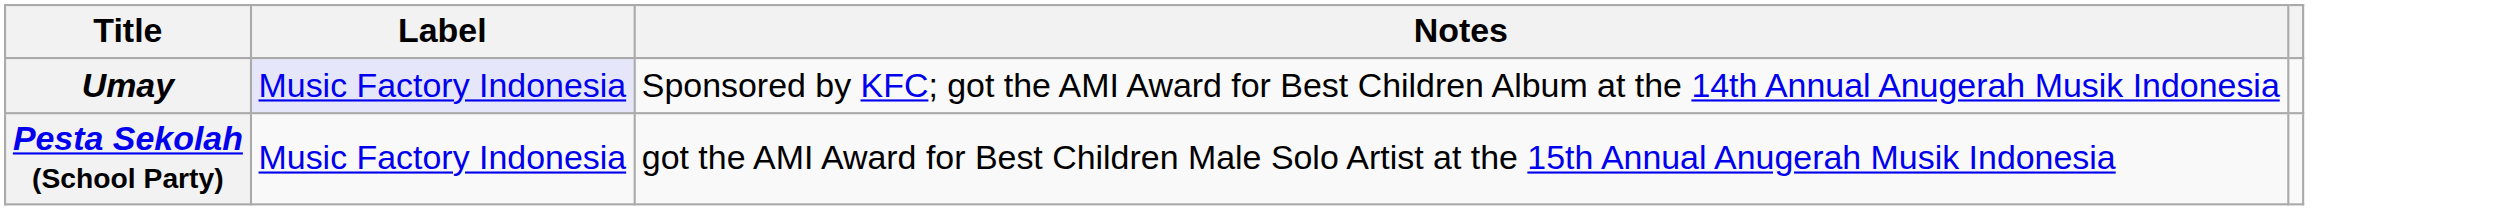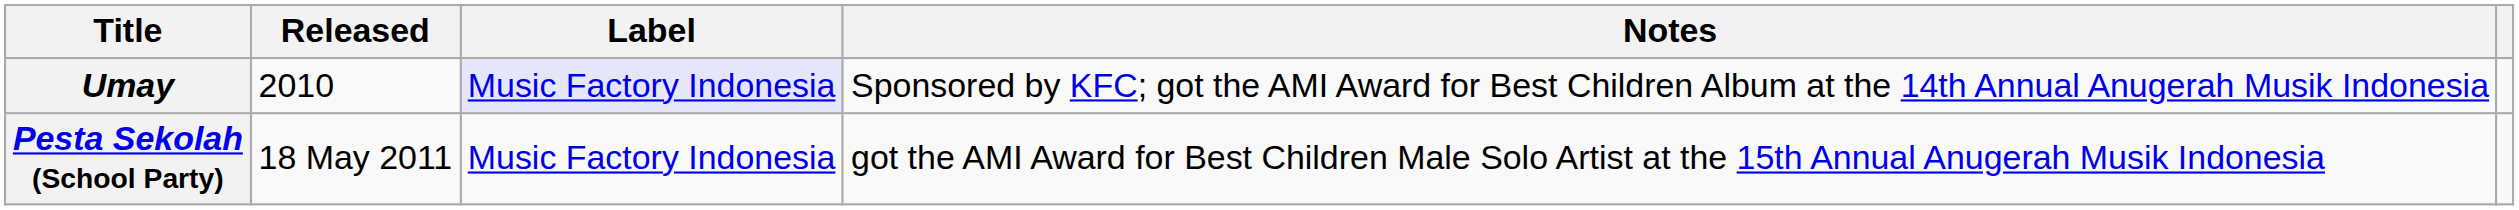+ column: (355, 31)
